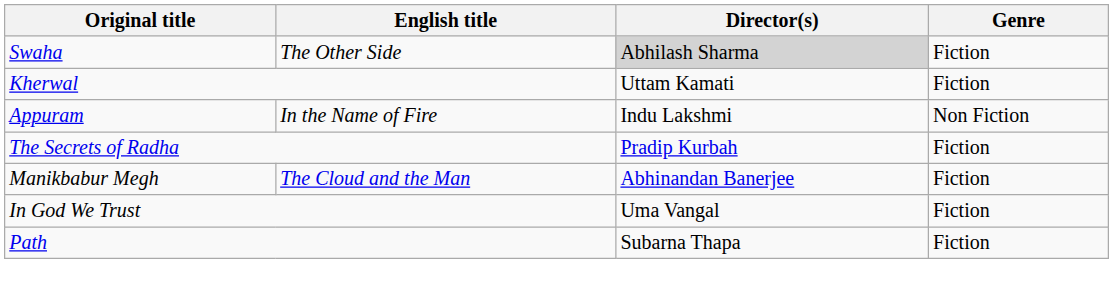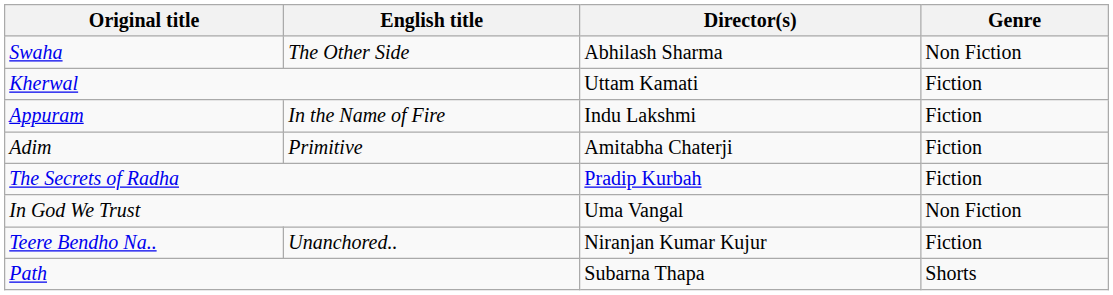(690, 52) lightgrey background -> (654, 52) no background
(961, 52) Fiction -> (973, 52) Non Fiction
(981, 115) Non Fiction -> (954, 115) Fiction
+ row: (30, 147)
- row: (84, 178)
(961, 210) Fiction -> (973, 210) Non Fiction
+ row: (83, 242)
(961, 242) Fiction -> (951, 274) Shorts
